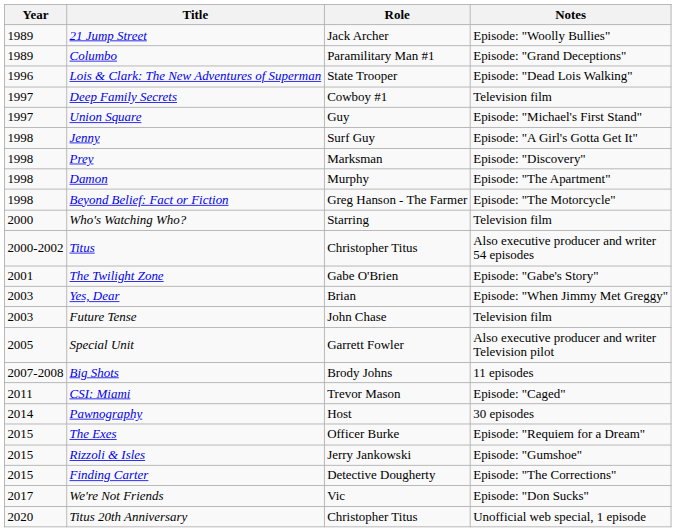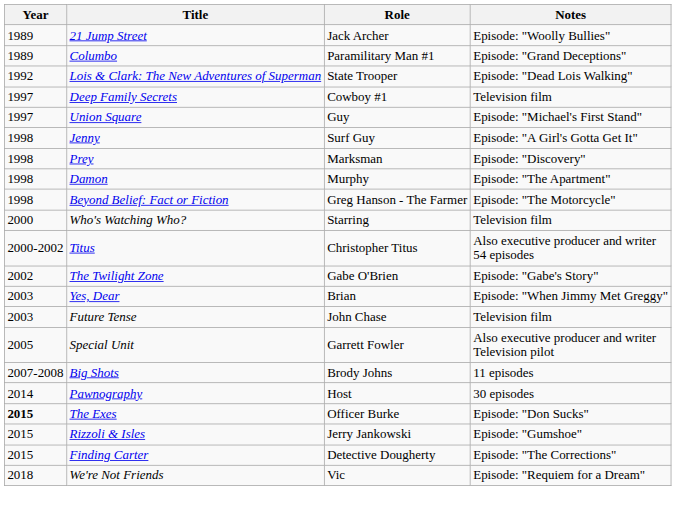(20, 76) 1996 -> (20, 76) 1992
(20, 276) 2001 -> (20, 276) 2002
- row: (100, 393)
(20, 434) normal -> (20, 413) bold
(559, 434) Episode: "Requiem for a Dream" -> (531, 413) Episode: "Don Sucks"
(20, 496) 2017 -> (20, 475) 2018
(531, 496) Episode: "Don Sucks" -> (559, 475) Episode: "Requiem for a Dream"
- row: (128, 516)
